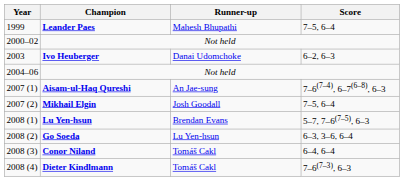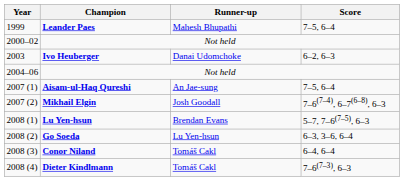(344, 88) 7–6(7–4), 6–7(6–8), 6–3 -> (319, 87) 7–5, 6–4
(319, 104) 7–5, 6–4 -> (344, 103) 7–6(7–4), 6–7(6–8), 6–3
